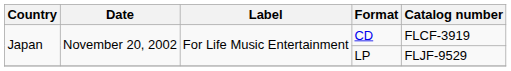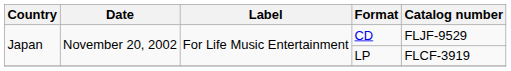(437, 35) FLCF-3919 -> (436, 35) FLJF-9529
(436, 55) FLJF-9529 -> (437, 55) FLCF-3919
